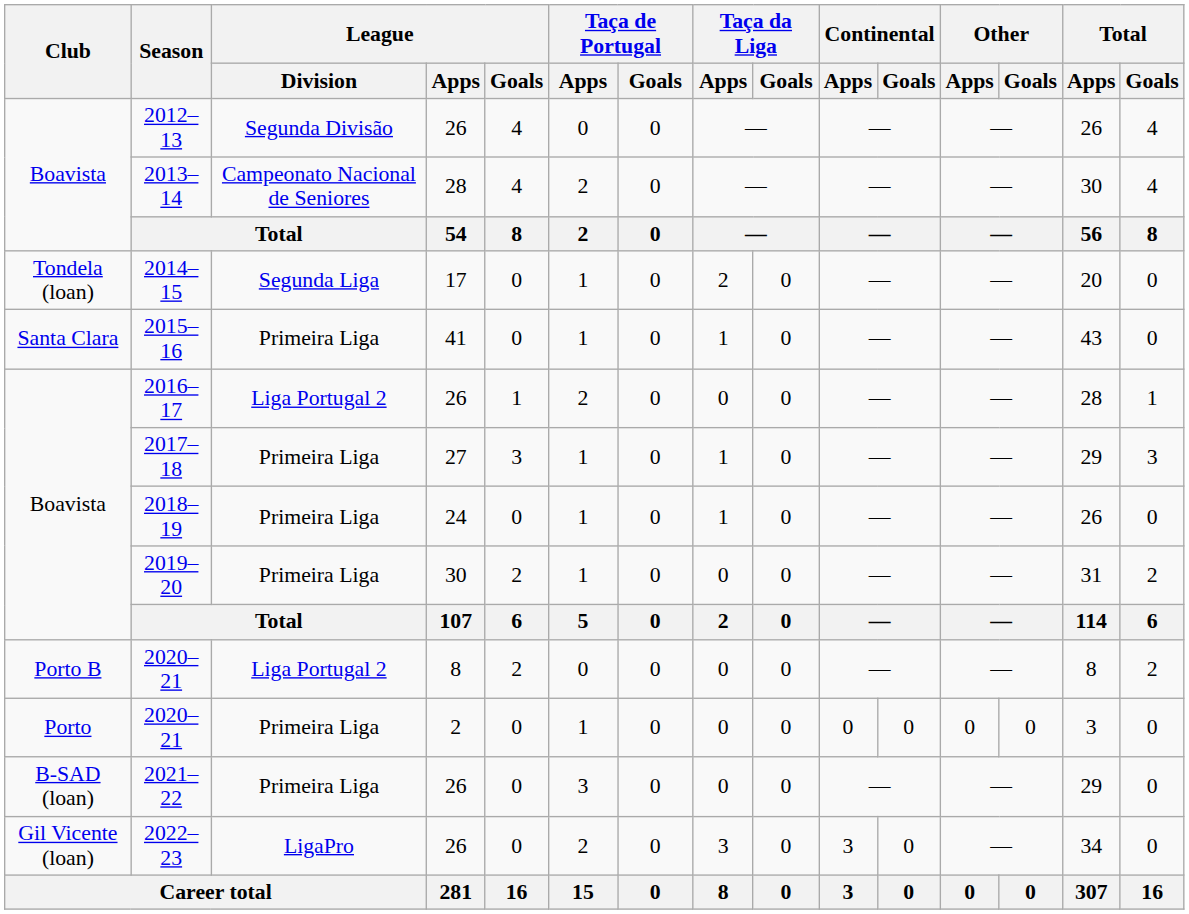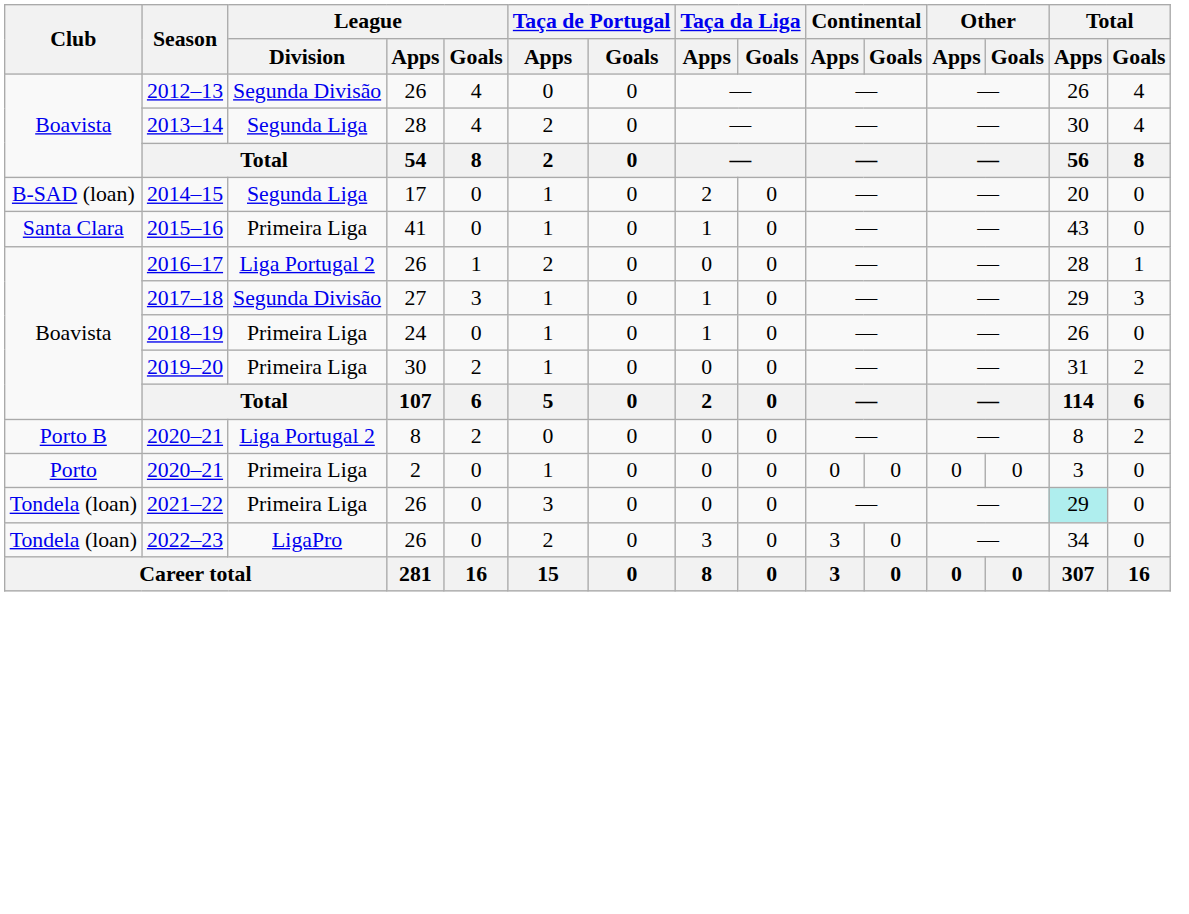(319, 186) Campeonato Nacional de Seniores -> (307, 125) Segunda Liga
(68, 279) Tondela (loan) -> (73, 194) B-SAD (loan)
(319, 456) Primeira Liga -> (307, 297) Segunda Divisão
(68, 786) B-SAD (loan) -> (73, 504) Tondela (loan)
(1091, 786) no background -> (1078, 504) paleturquoise background
(68, 845) Gil Vicente (loan) -> (73, 539) Tondela (loan)
